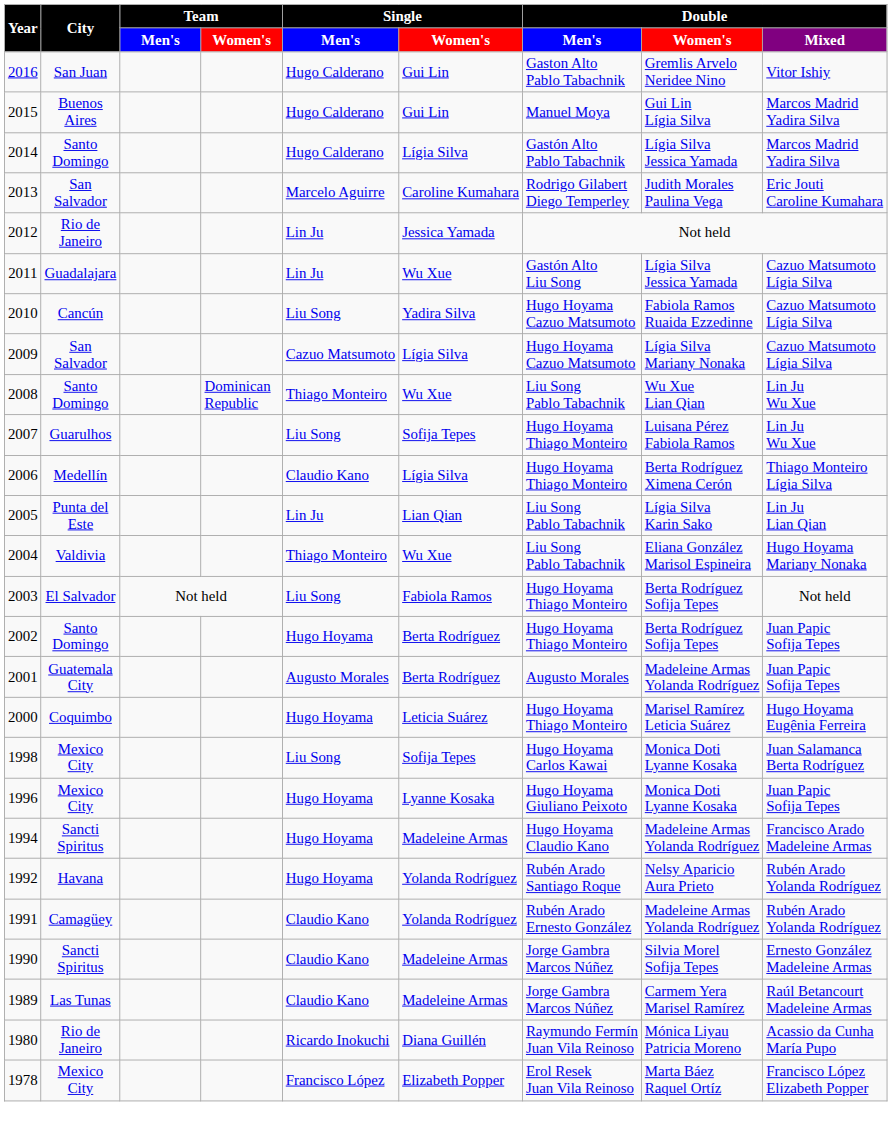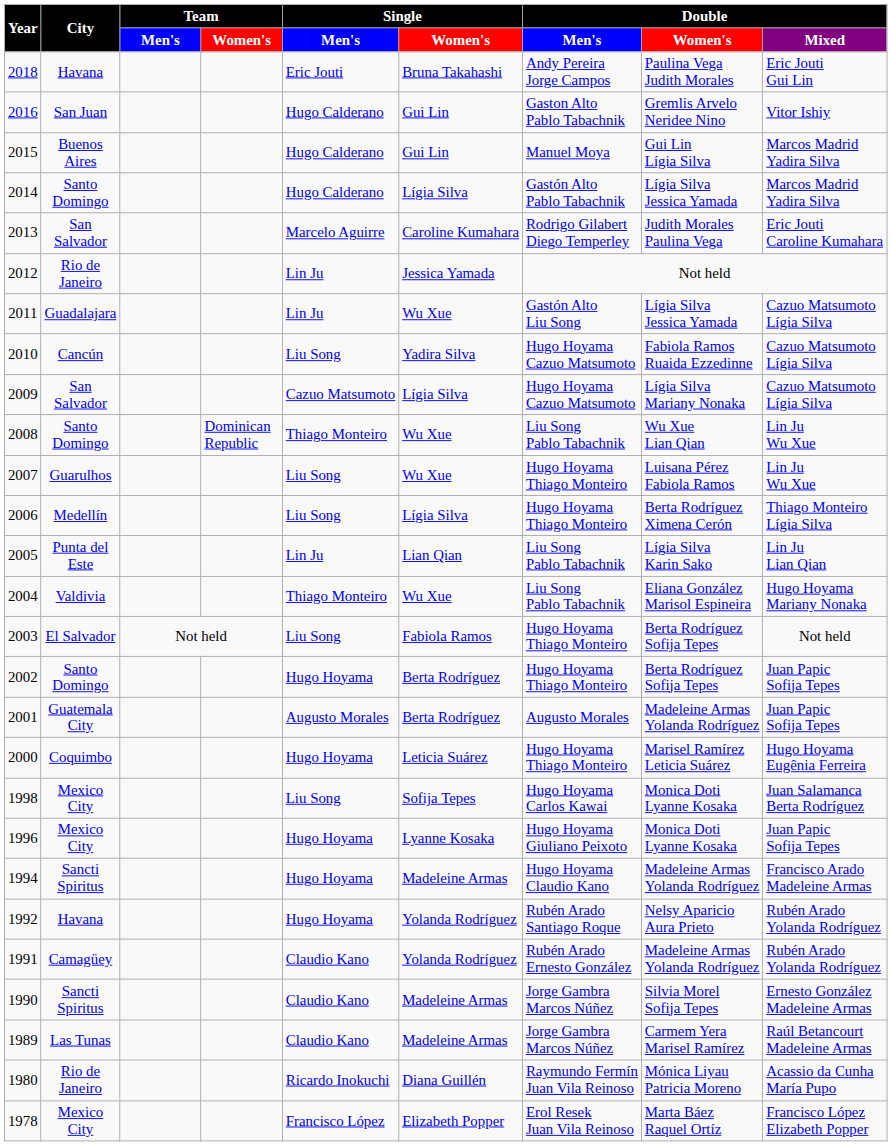+ row: (23, 71)
(439, 434) Sofija Tepes -> (427, 475) Wu Xue
(327, 475) Claudio Kano -> (313, 515) Liu Song
